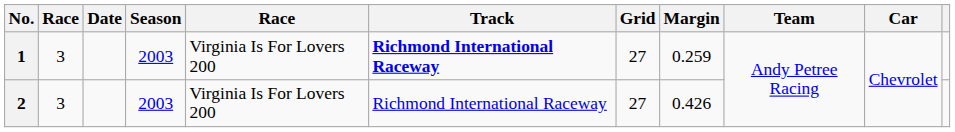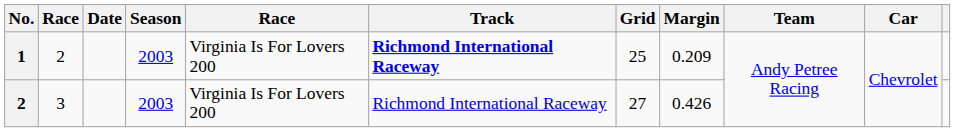(61, 55) 3 -> (61, 55) 2
(638, 55) 27 -> (638, 55) 25
(692, 55) 0.259 -> (692, 55) 0.209
